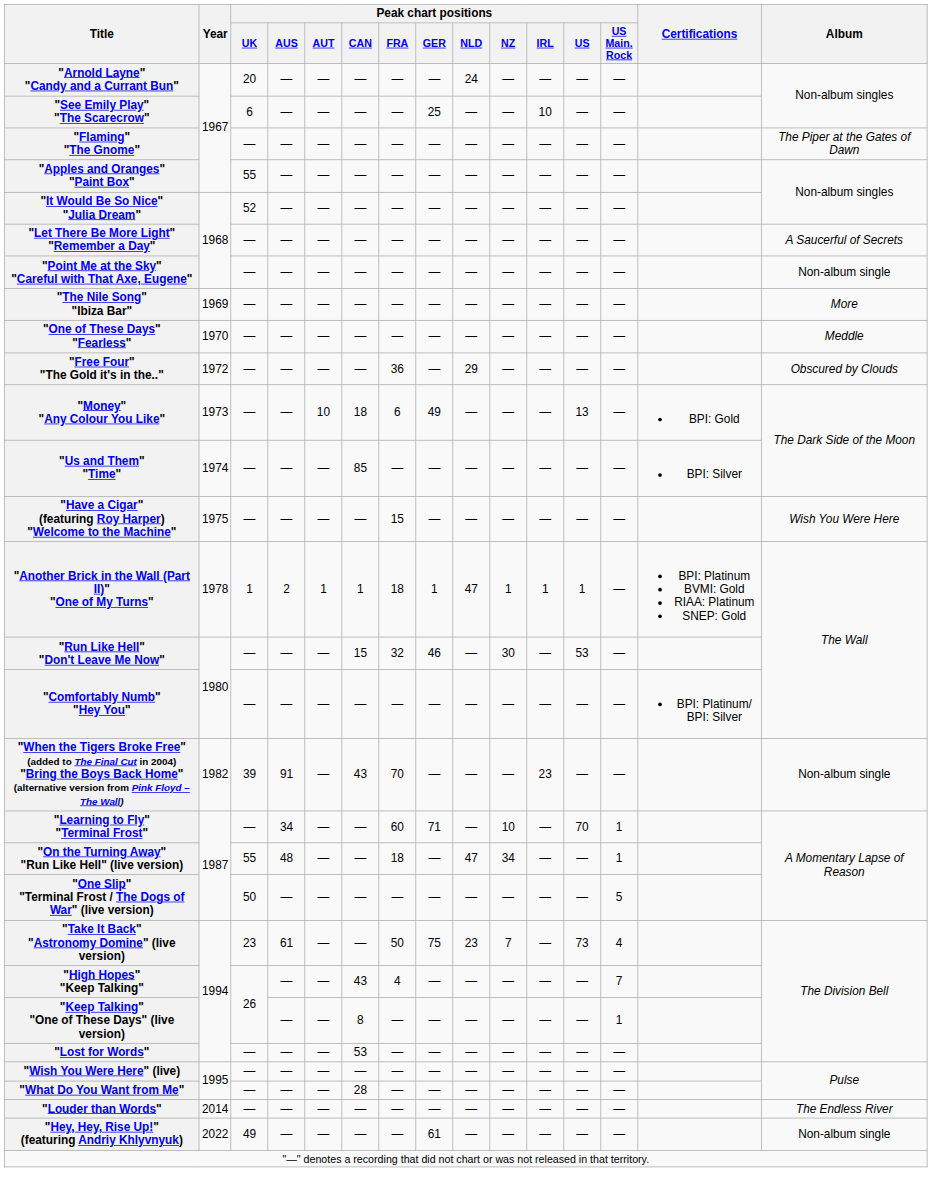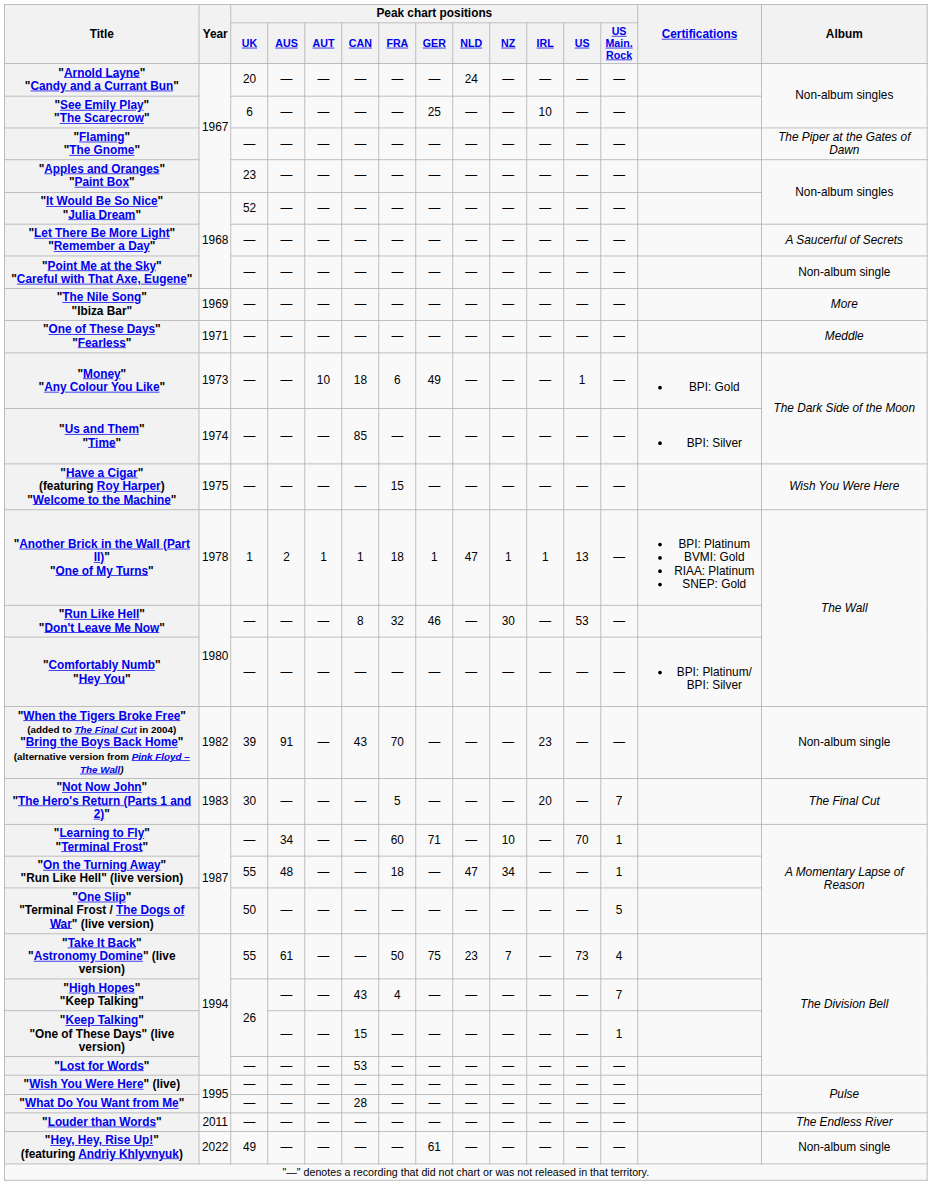(250, 176) 55 -> (250, 176) 23
(215, 336) 1970 -> (215, 336) 1971
- row: (102, 368)
(582, 412) 13 -> (582, 380) 1
(582, 589) 1 -> (582, 557) 13
(360, 653) 15 -> (360, 621) 8
+ row: (102, 801)
(250, 943) 23 -> (250, 956) 55
(360, 1020) 8 -> (360, 1033) 15
(215, 1108) 2014 -> (215, 1122) 2011
